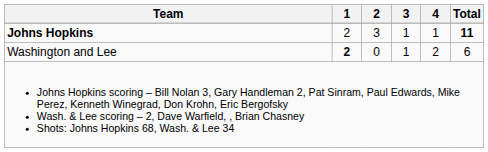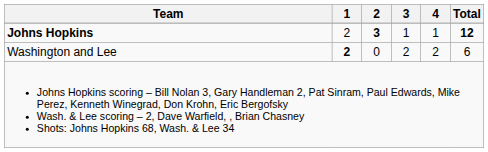(376, 33) normal -> (376, 33) bold
(467, 33) 11 -> (467, 33) 12
(406, 52) 1 -> (406, 52) 2
